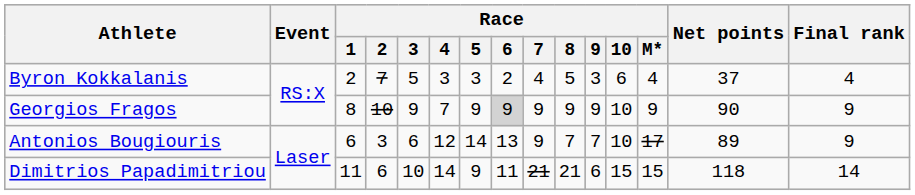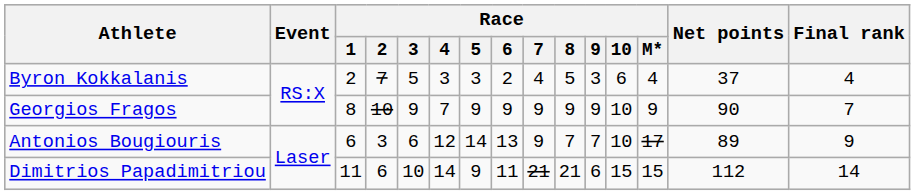(507, 110) lightgrey background -> (507, 110) no background
(849, 110) 9 -> (849, 110) 7
(729, 173) 118 -> (729, 173) 112
